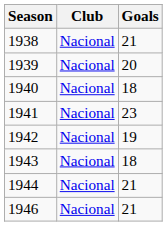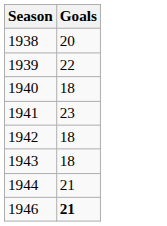- column: (87, 16)
(129, 40) 21 -> (67, 40) 20
(129, 64) 20 -> (67, 64) 22
(129, 137) 19 -> (67, 137) 18
(129, 209) normal -> (67, 209) bold
